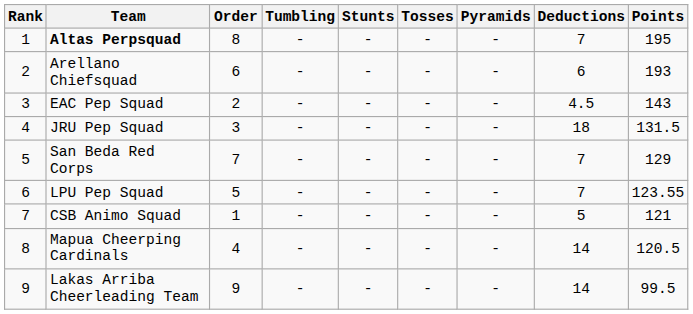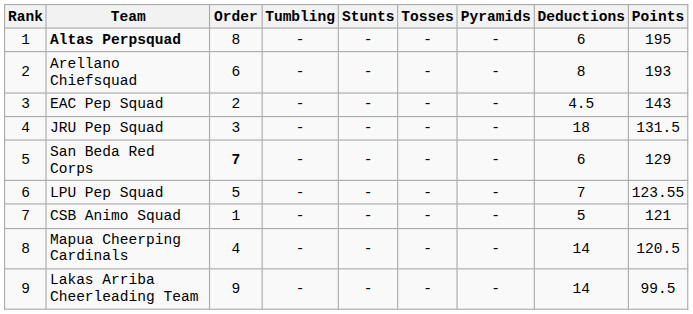(581, 40) 7 -> (581, 40) 6
(581, 72) 6 -> (581, 72) 8
(236, 160) normal -> (236, 160) bold
(581, 160) 7 -> (581, 160) 6
